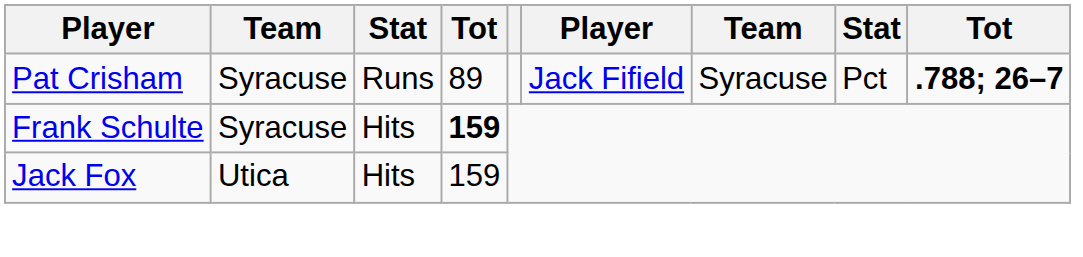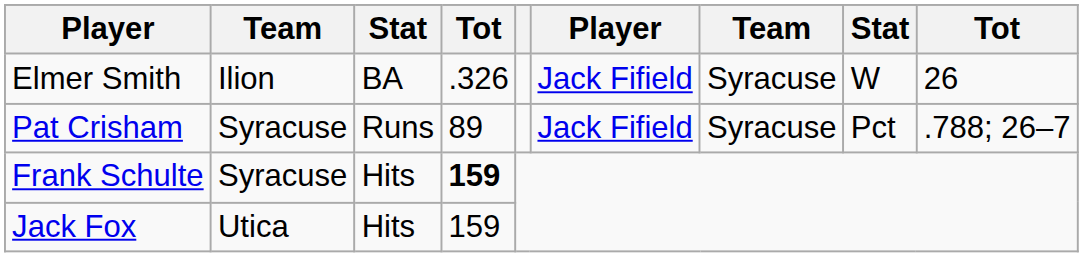+ row: (97, 78)
(989, 78) bold -> (997, 127) normal
